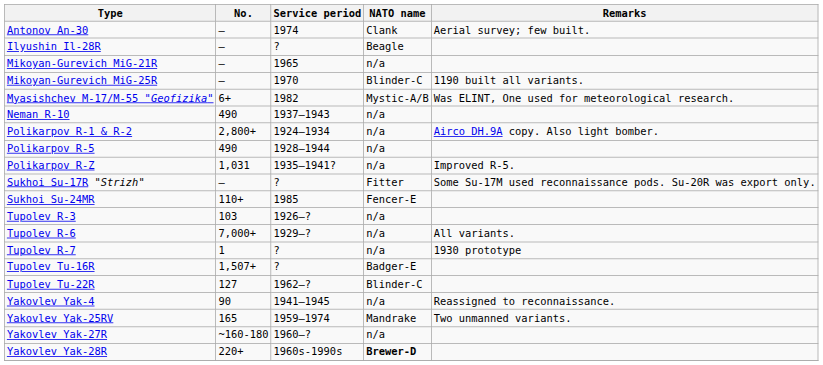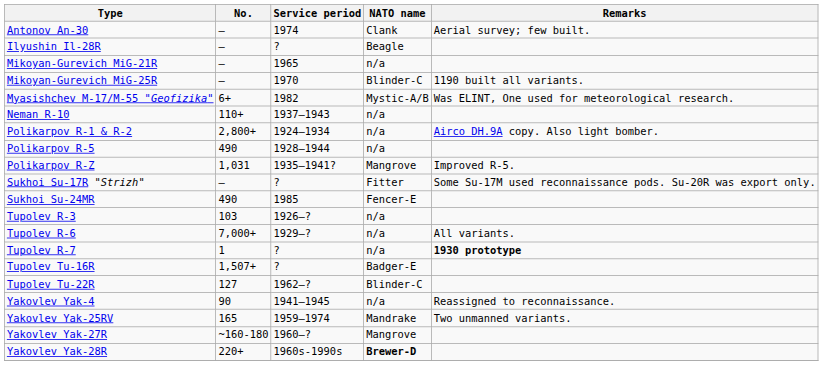(228, 115) 490 -> (231, 115) 110+
(376, 165) n/a -> (391, 165) Mangrove
(231, 199) 110+ -> (228, 199) 490
(478, 250) normal -> (478, 250) bold
(376, 335) n/a -> (391, 335) Mangrove
